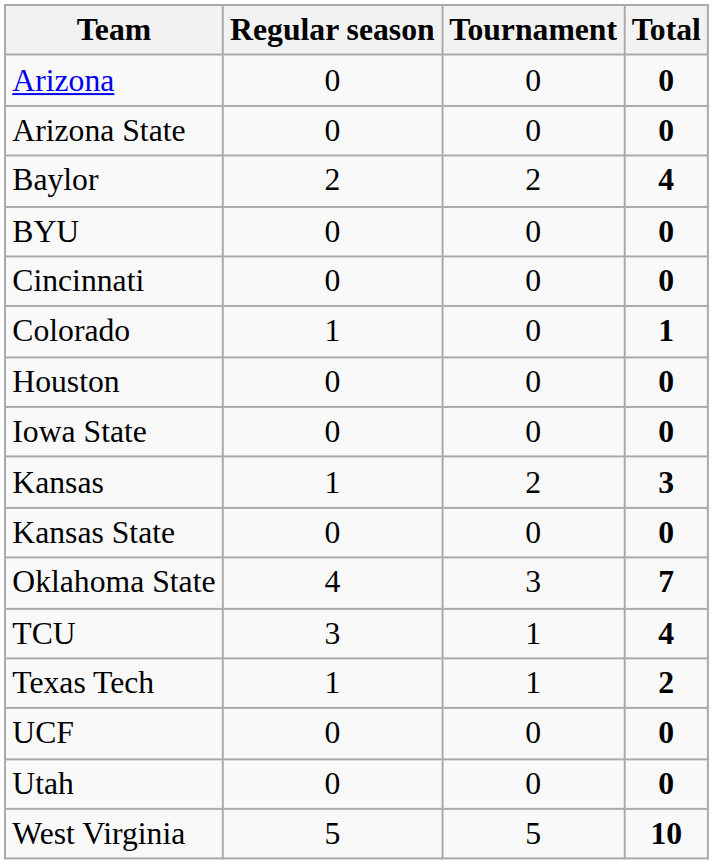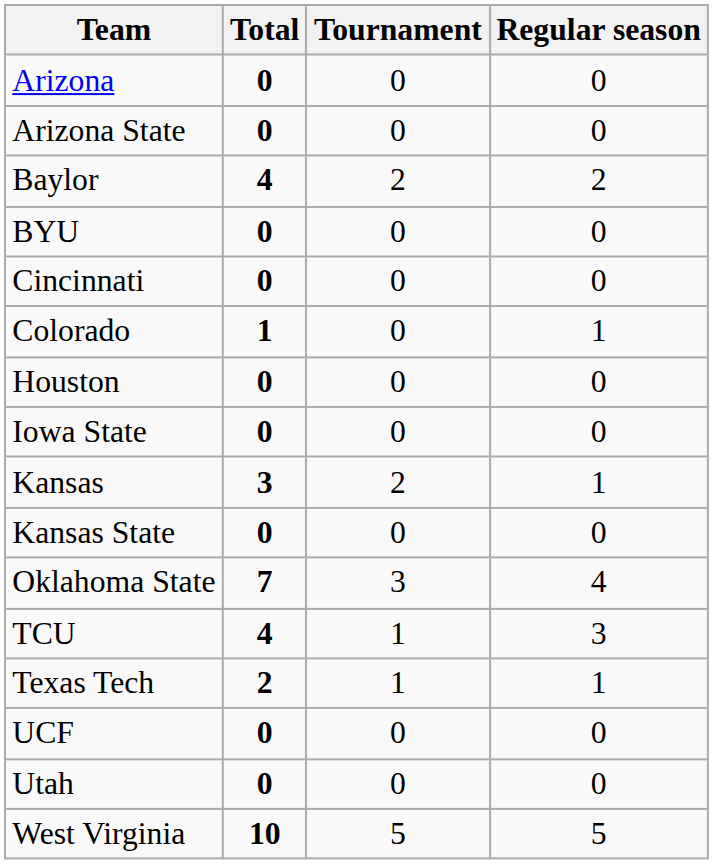columns swapped: (332, 29) <-> (666, 29)
